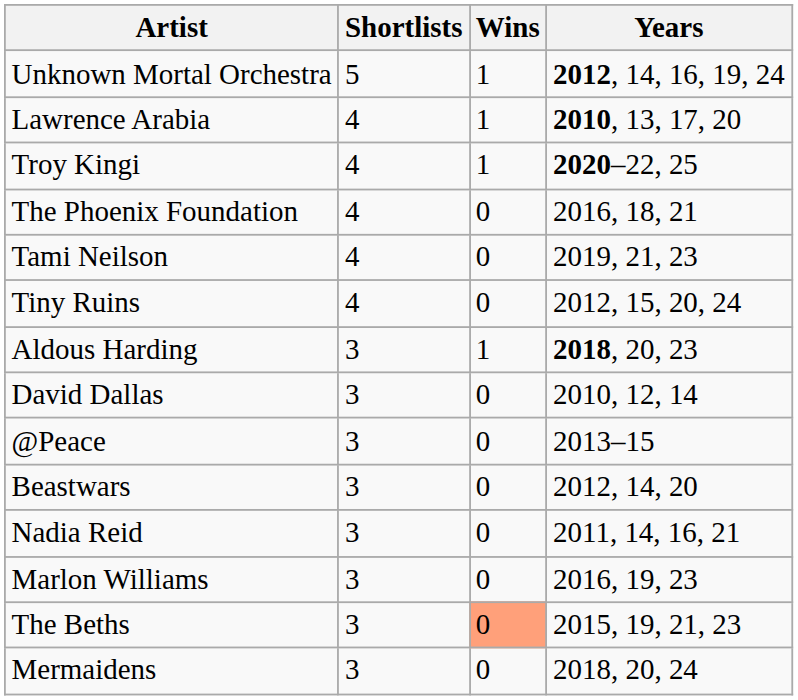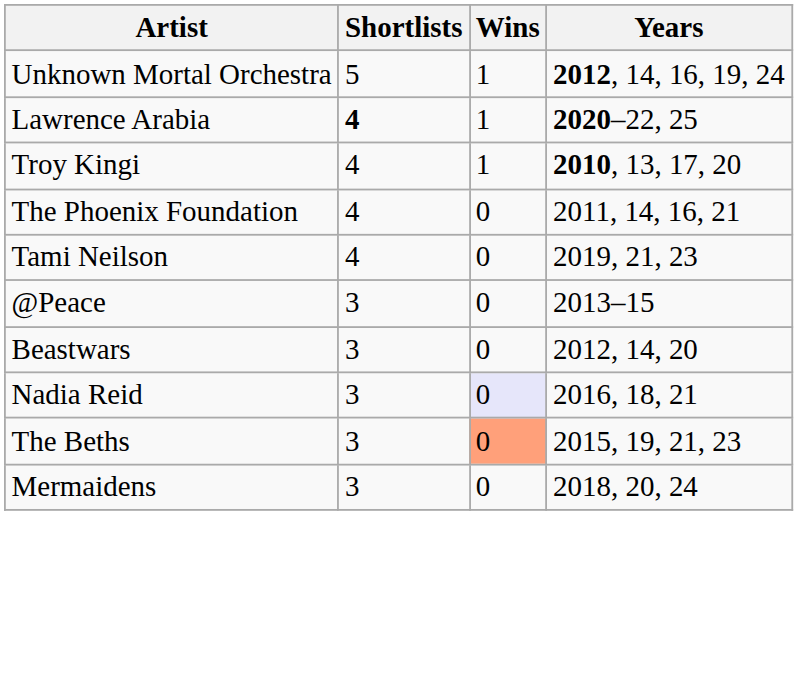(352, 119) normal -> (352, 119) bold
(647, 119) 2010, 13, 17, 20 -> (625, 119) 2020–22, 25
(625, 165) 2020–22, 25 -> (647, 165) 2010, 13, 17, 20
(625, 211) 2016, 18, 21 -> (647, 211) 2011, 14, 16, 21
- row: (76, 303)
- row: (104, 348)
- row: (88, 394)
(483, 532) no background -> (483, 394) lavender background
(647, 532) 2011, 14, 16, 21 -> (625, 394) 2016, 18, 21
- row: (110, 578)
